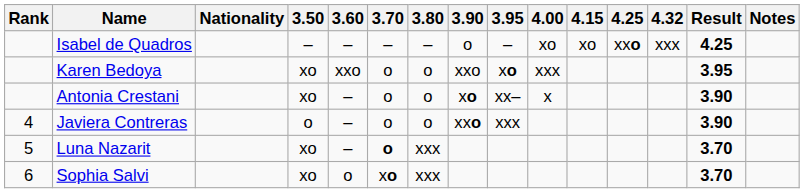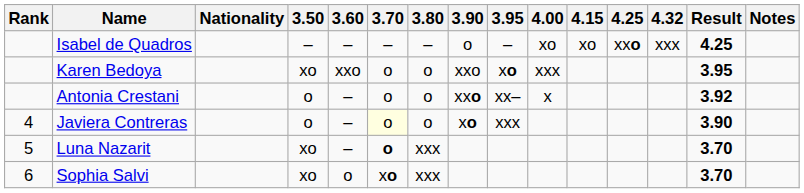(308, 97) xo -> (308, 97) o
(468, 97) xo -> (468, 97) xxo
(716, 97) 3.90 -> (716, 97) 3.92
(388, 123) no background -> (388, 123) lightyellow background
(468, 123) xxo -> (468, 123) xo
